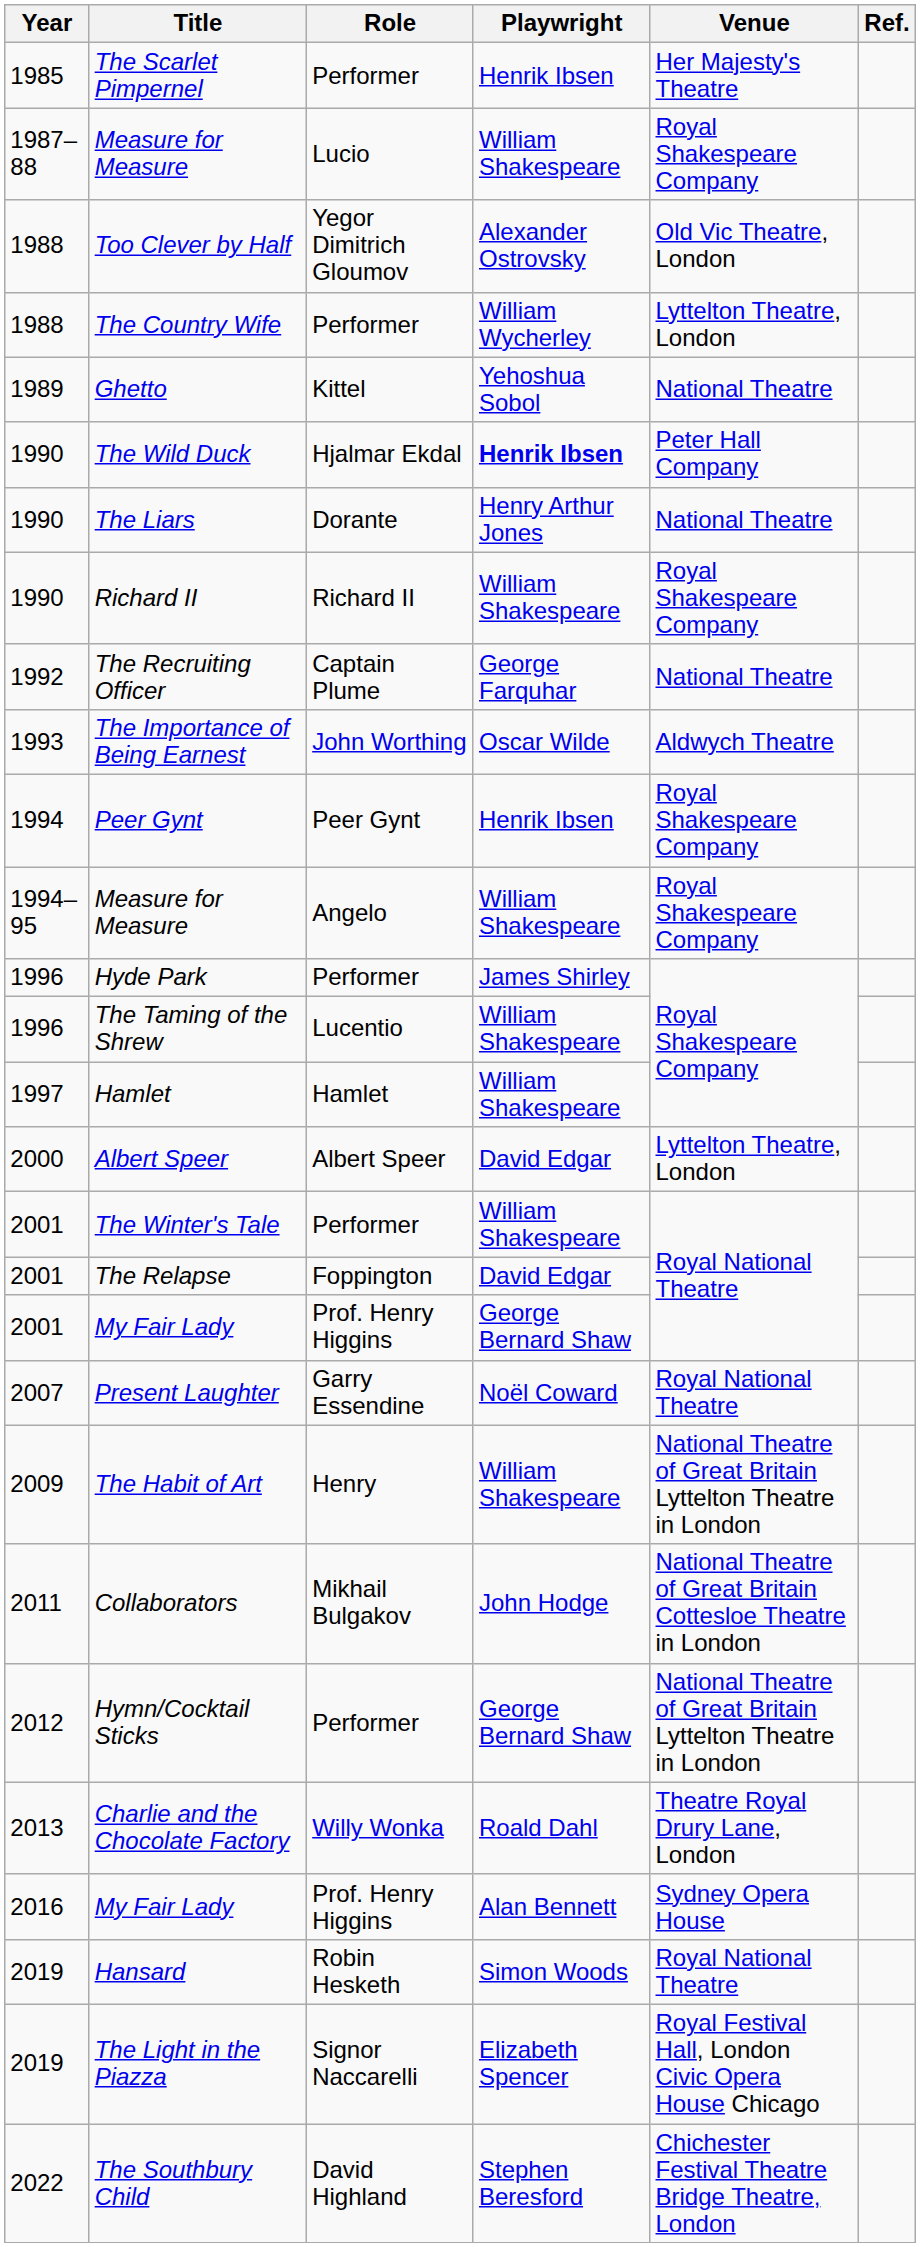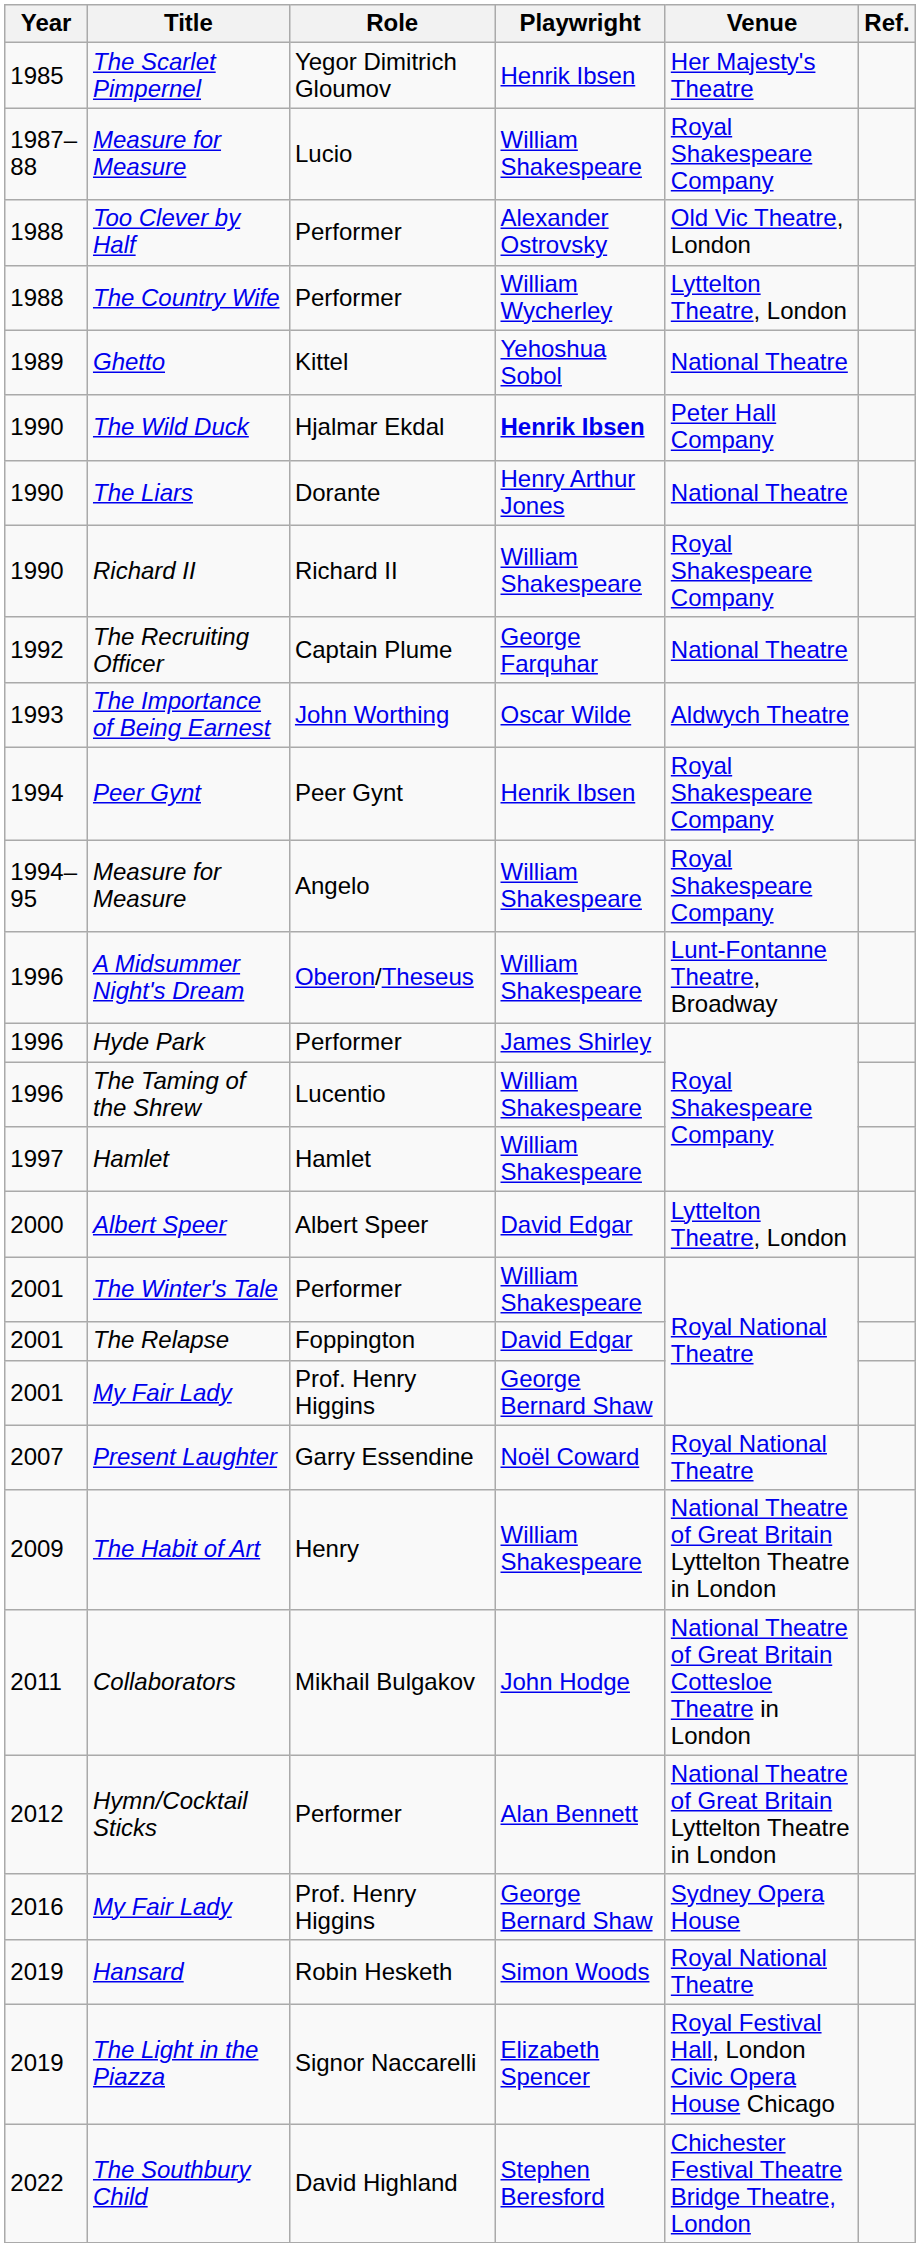(366, 75) Performer -> (376, 75) Yegor Dimitrich Gloumov
(360, 245) Yegor Dimitrich Gloumov -> (348, 232) Performer
+ row: (37, 977)
(555, 1722) George Bernard Shaw -> (569, 1814) Alan Bennett
- row: (37, 1828)
(548, 1906) Alan Bennett -> (577, 1906) George Bernard Shaw
